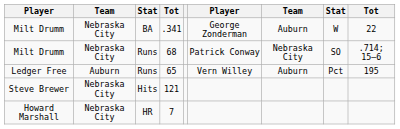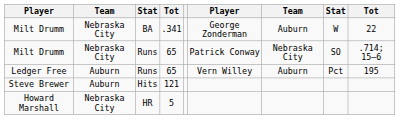(172, 53) 68 -> (172, 53) 65
(105, 89) Nebraska City -> (105, 85) Auburn
(172, 112) 7 -> (172, 103) 5
